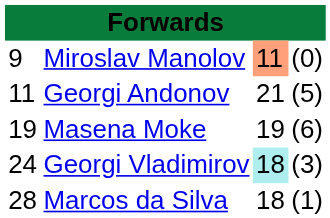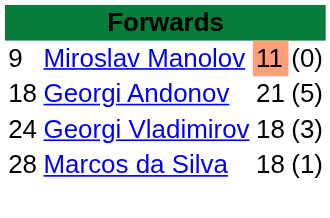(22, 93) 11 -> (23, 93) 18
- row: (125, 129)
(270, 165) paleturquoise background -> (270, 129) no background
